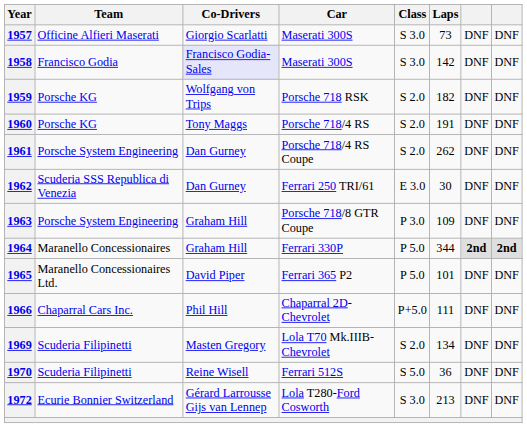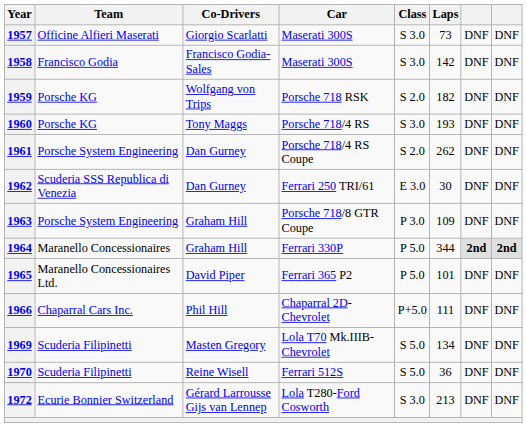(228, 62) lavender background -> (228, 62) no background
(412, 124) S 2.0 -> (412, 124) S 3.0
(445, 124) 191 -> (445, 124) 193
(412, 345) S 2.0 -> (412, 345) S 5.0
